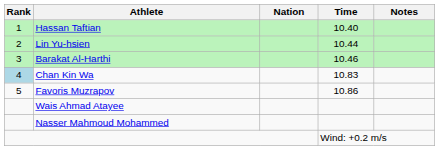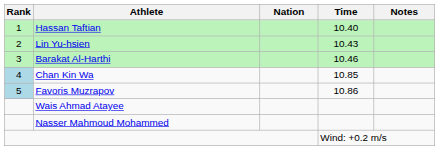(346, 43) 10.44 -> (346, 43) 10.43
(346, 75) 10.83 -> (346, 75) 10.85
(19, 91) no background -> (19, 91) lightblue background
